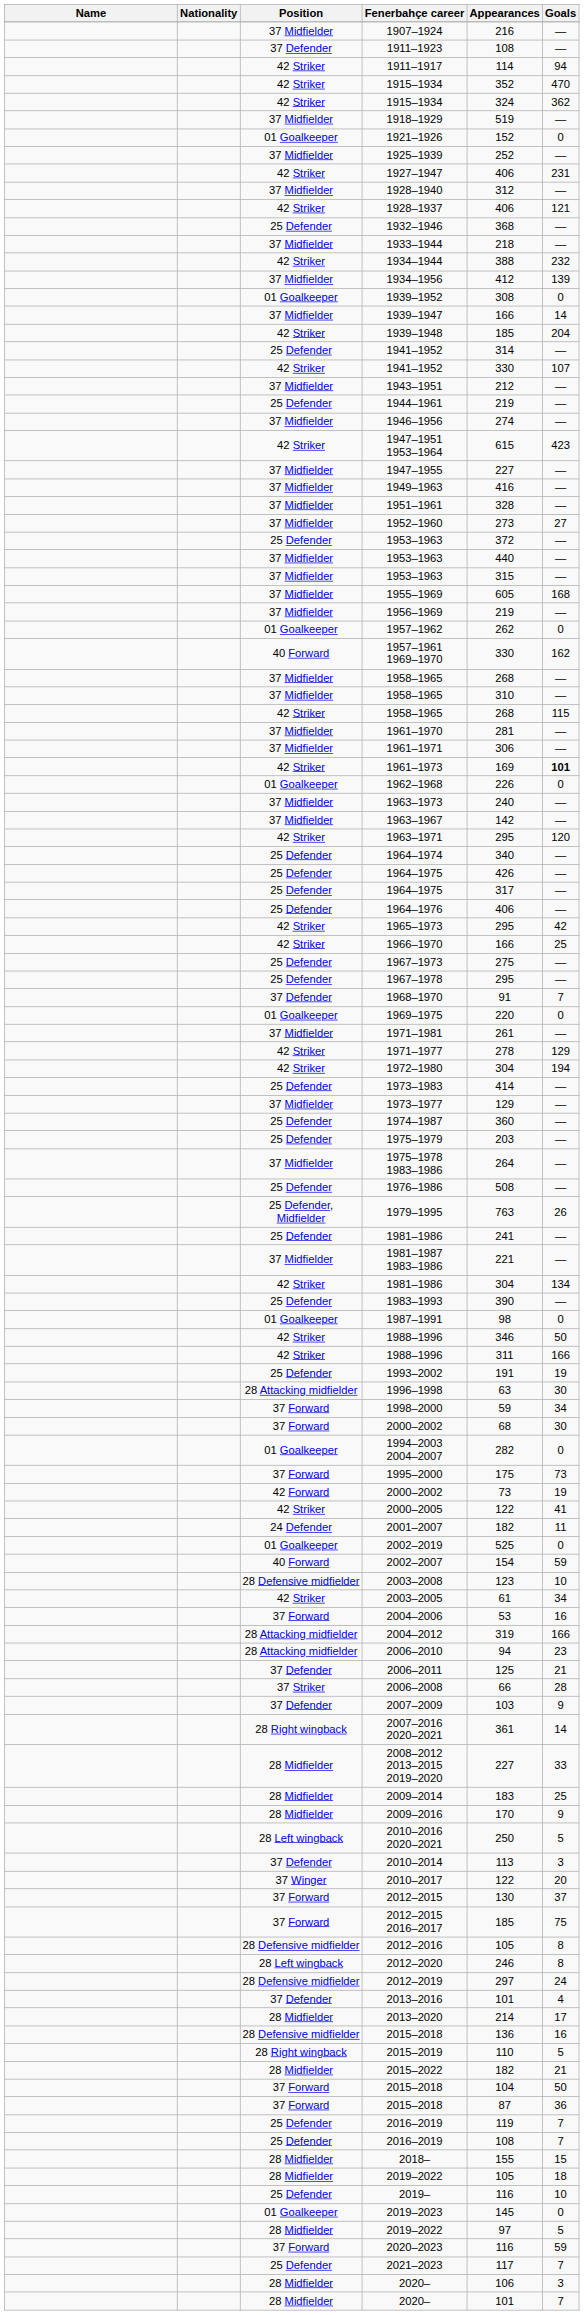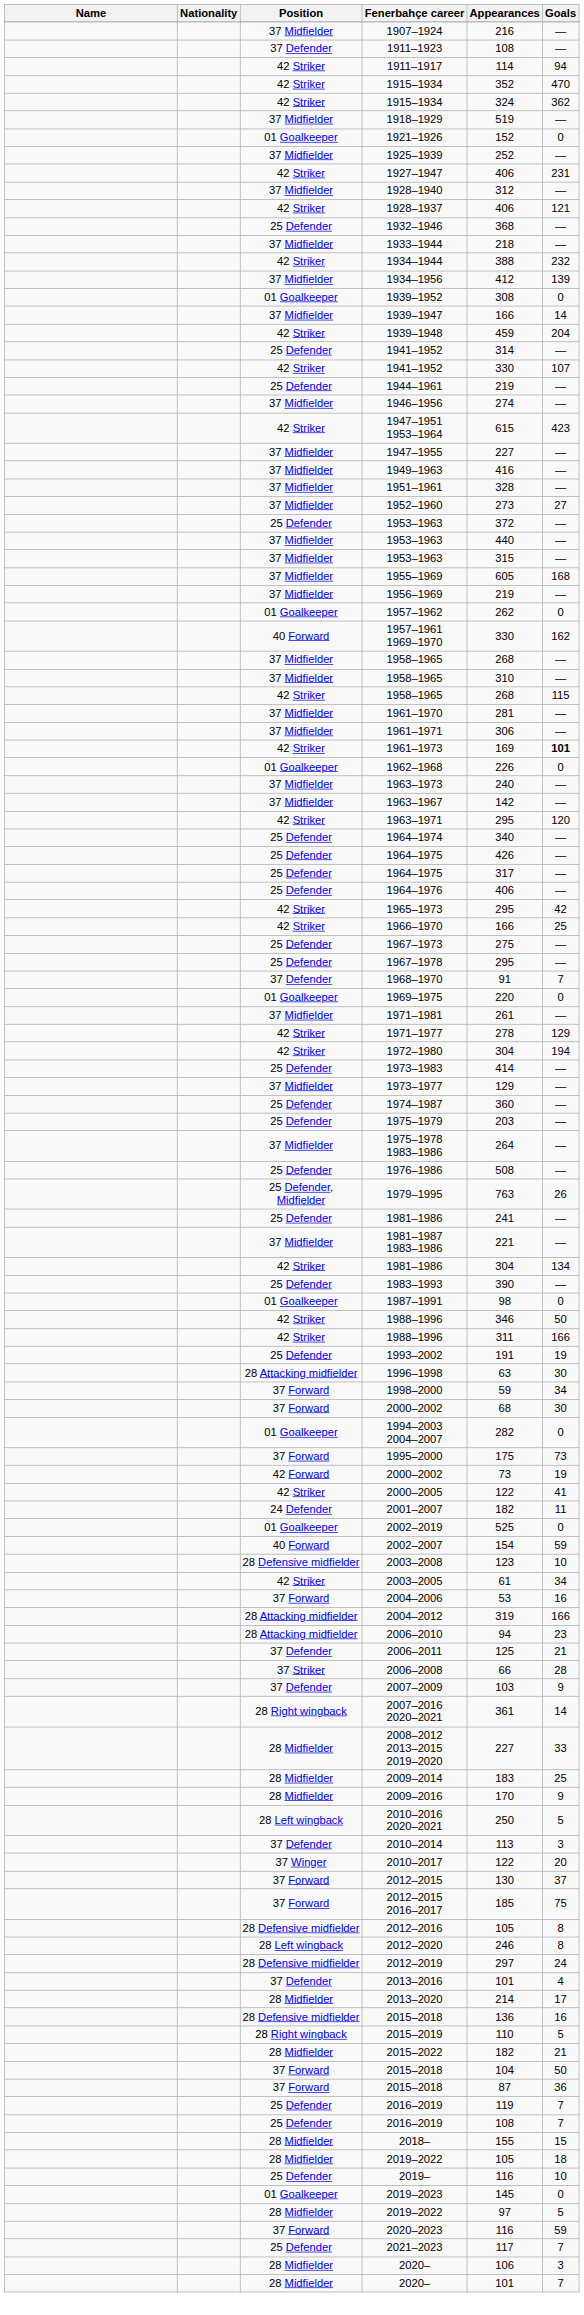(505, 333) 185 -> (505, 333) 459
- row: (301, 386)
